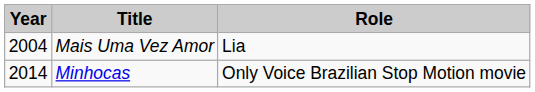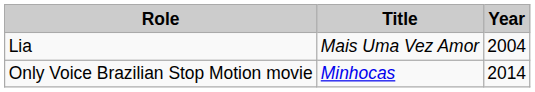columns swapped: (28, 19) <-> (374, 19)
